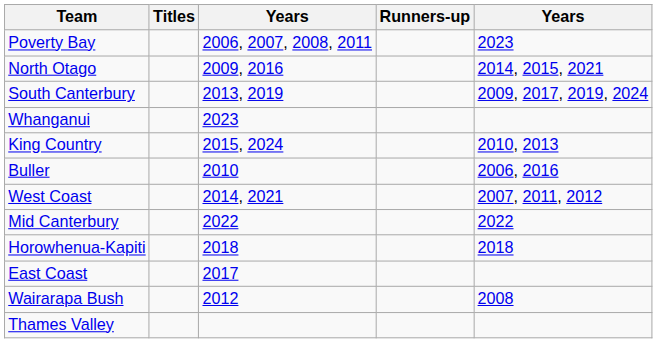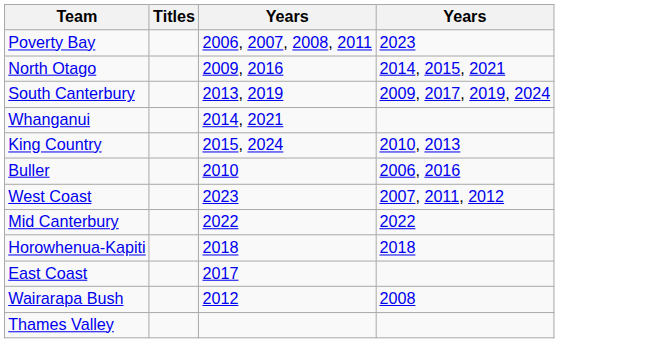- column: (425, 17)
(220, 119) 2023 -> (243, 119) 2014, 2021
(243, 196) 2014, 2021 -> (220, 196) 2023
